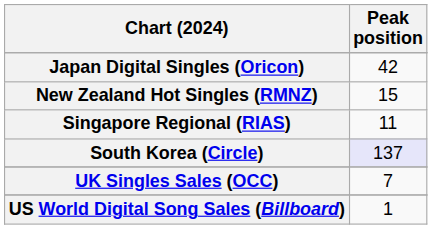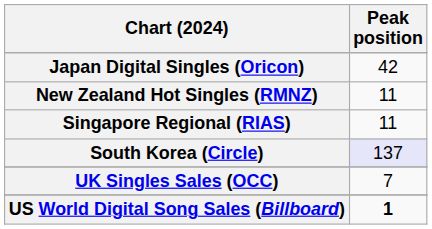(388, 95) 15 -> (388, 95) 11
(388, 209) normal -> (388, 209) bold
